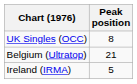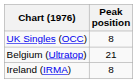(111, 70) 5 -> (111, 70) 8
